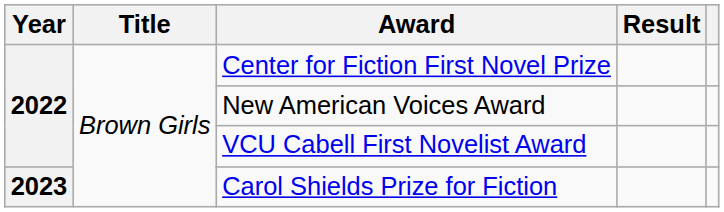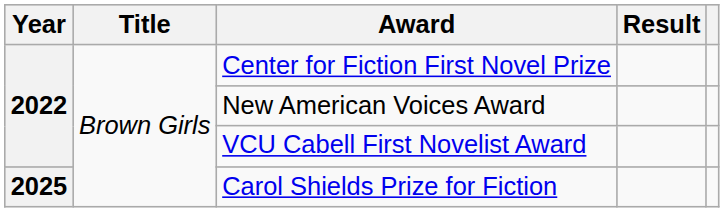(39, 186) 2023 -> (39, 186) 2025
